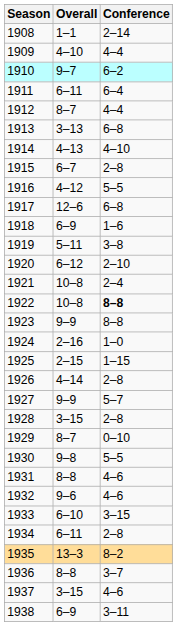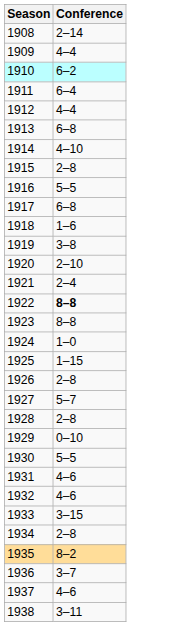- column: (77, 14)
